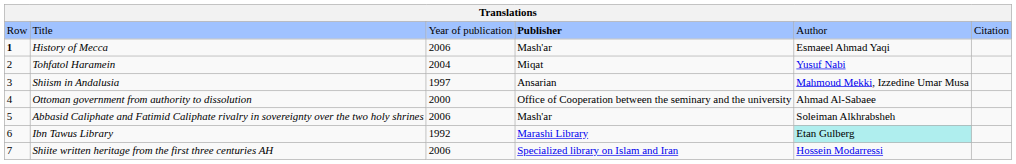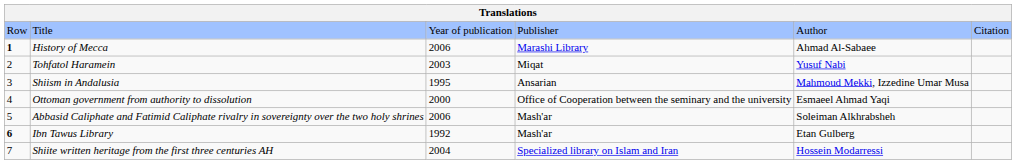(540, 30) bold -> (538, 30) normal
(534, 47) Mash'ar -> (553, 47) Marashi Library
(843, 47) Esmaeel Ahmad Yaqi -> (836, 47) Ahmad Al-Sabaee
(440, 64) 2004 -> (440, 64) 2003
(440, 82) 1997 -> (440, 82) 1995
(836, 99) Ahmad Al-Sabaee -> (843, 99) Esmaeel Ahmad Yaqi
(10, 133) normal -> (10, 133) bold
(553, 133) Marashi Library -> (534, 133) Mash'ar
(825, 133) paleturquoise background -> (825, 133) no background
(440, 151) 2006 -> (440, 151) 2004
